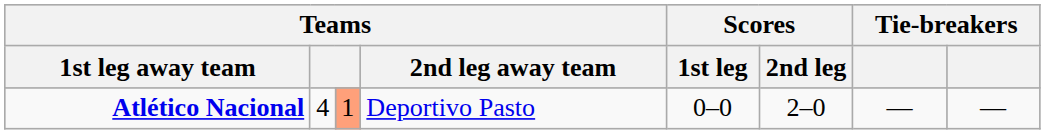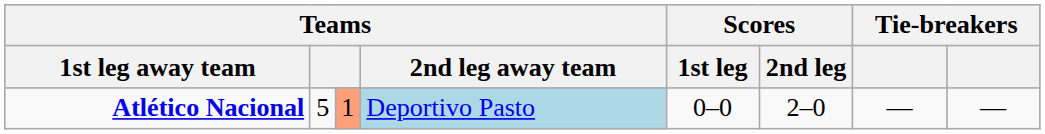(323, 107) 4 -> (323, 107) 5
(451, 107) no background -> (451, 107) lightblue background
